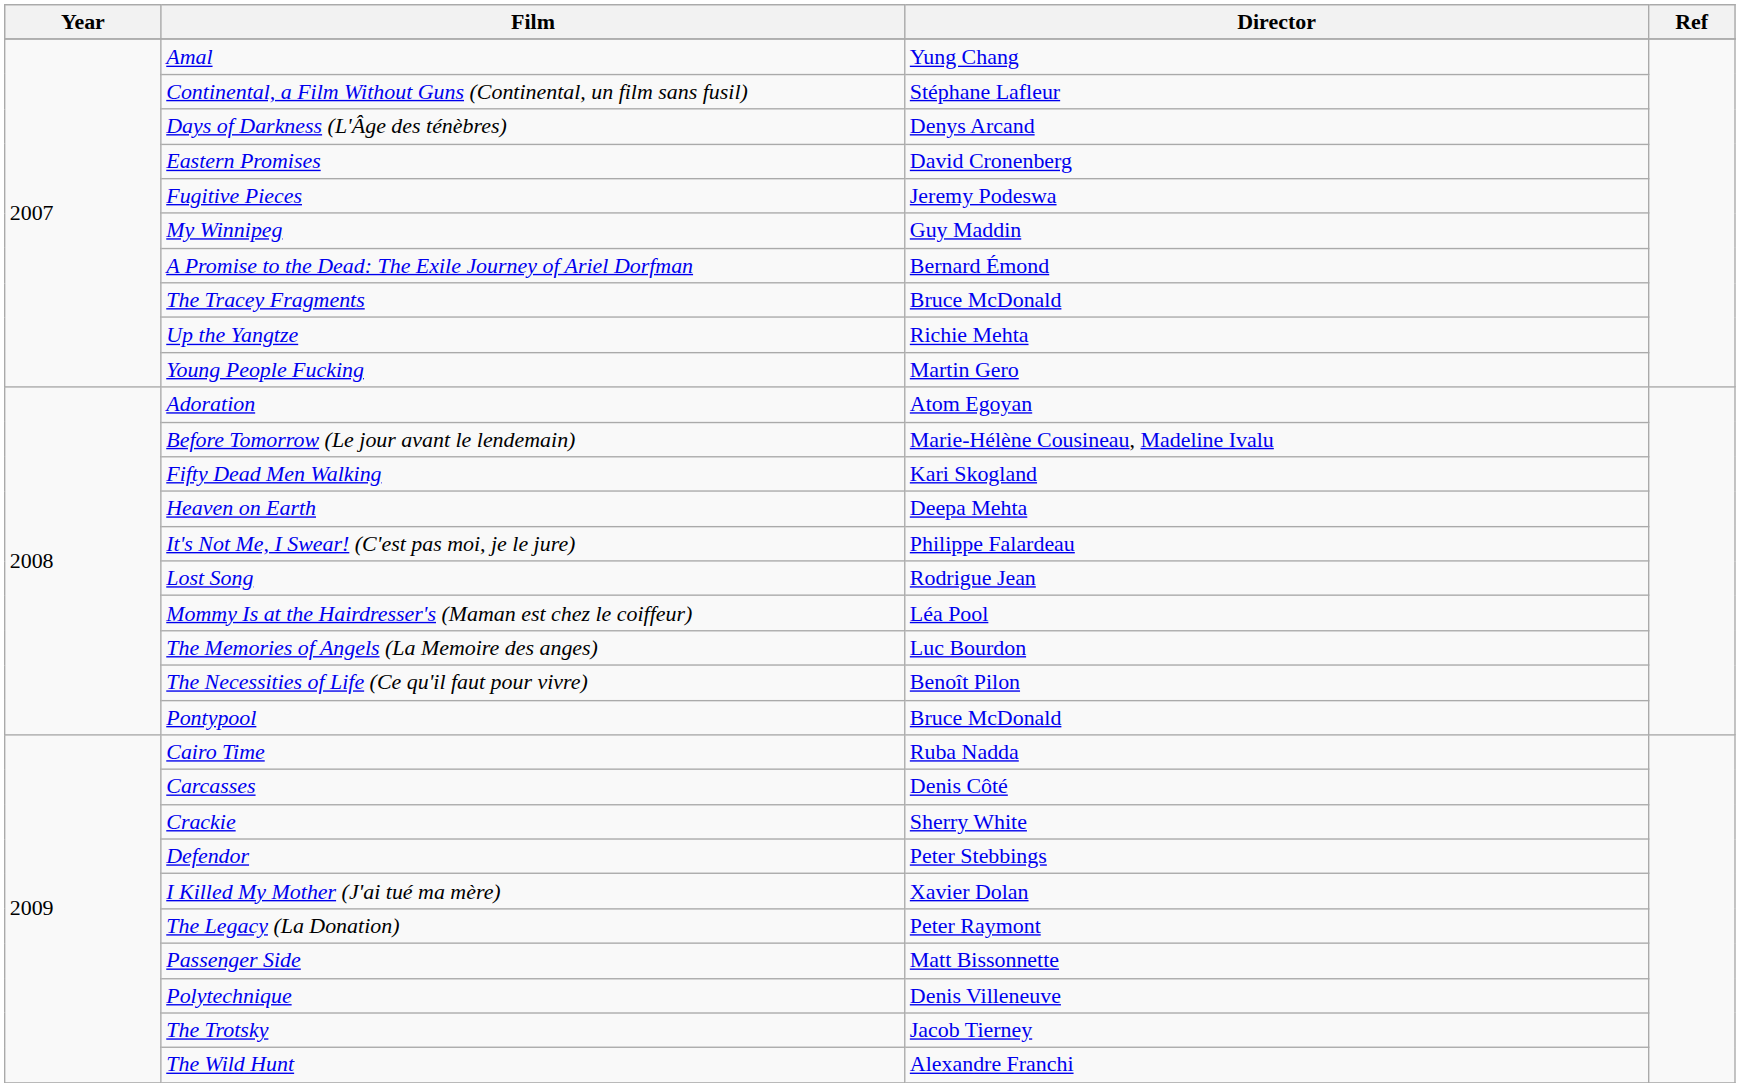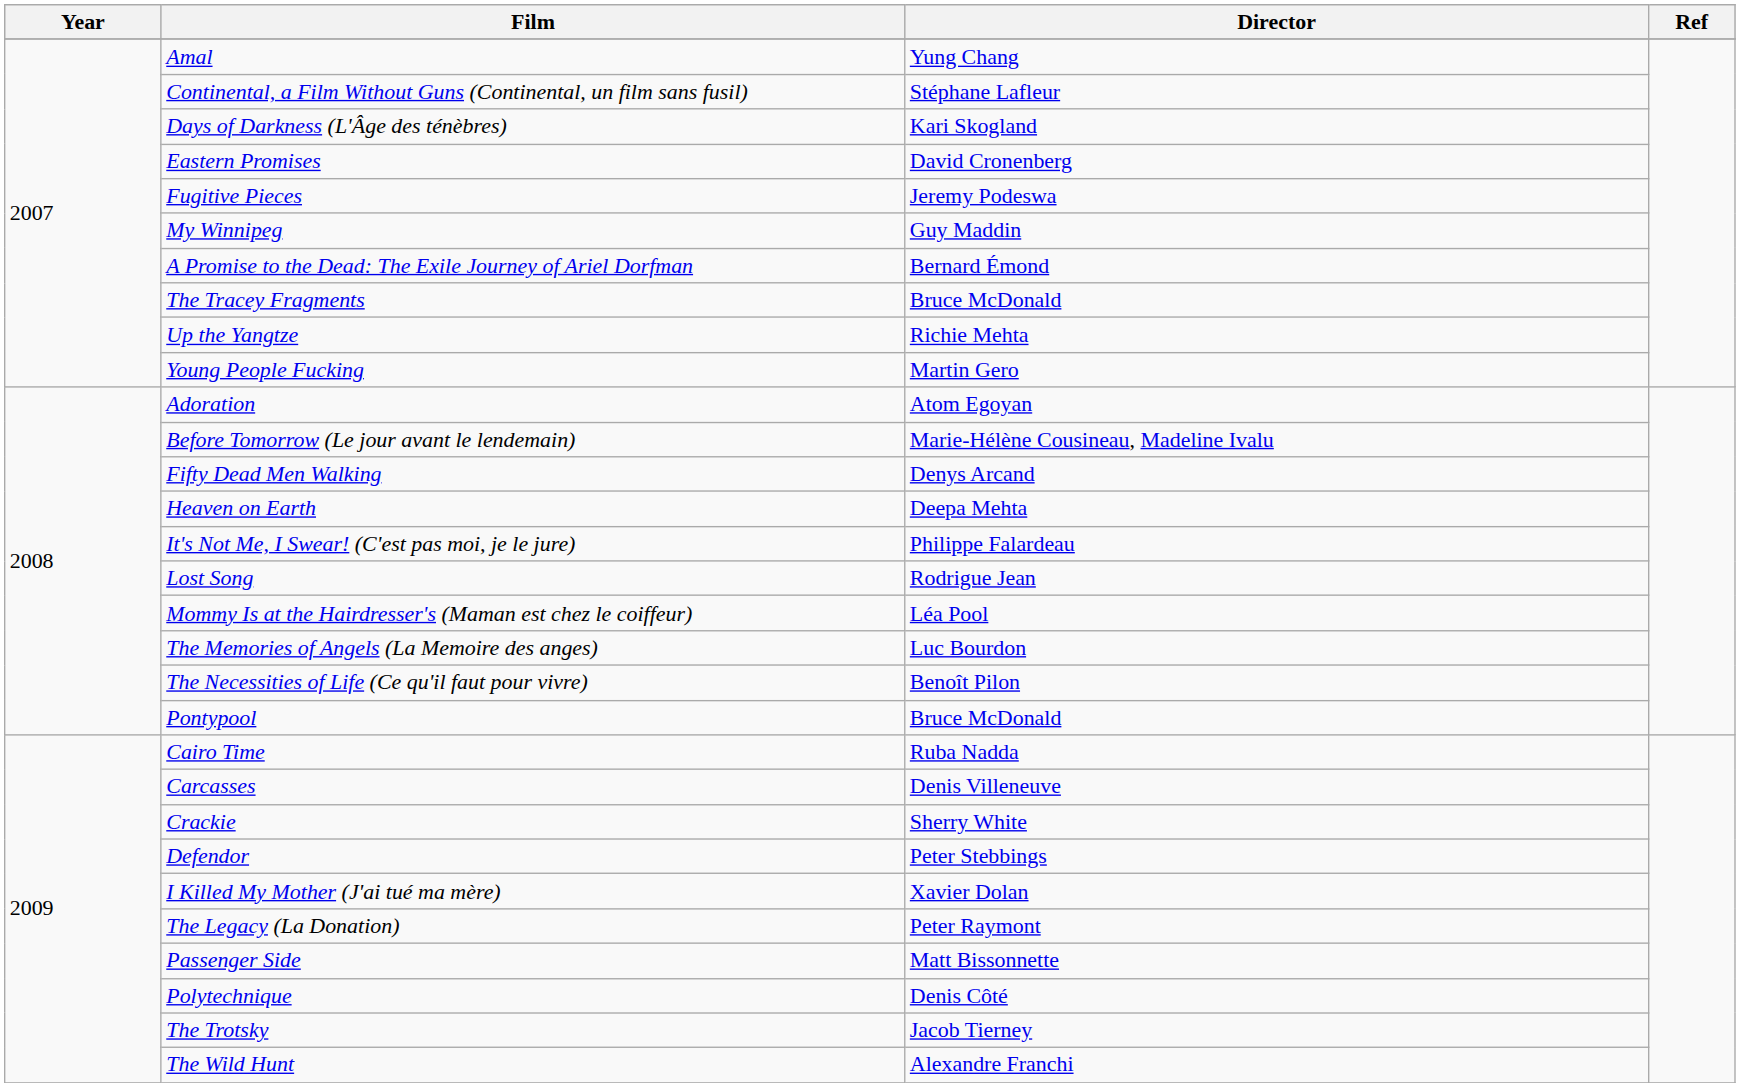(972, 126) Denys Arcand -> (973, 126) Kari Skogland
(973, 473) Kari Skogland -> (972, 473) Denys Arcand
(959, 786) Denis Côté -> (985, 786) Denis Villeneuve
(985, 995) Denis Villeneuve -> (959, 995) Denis Côté
